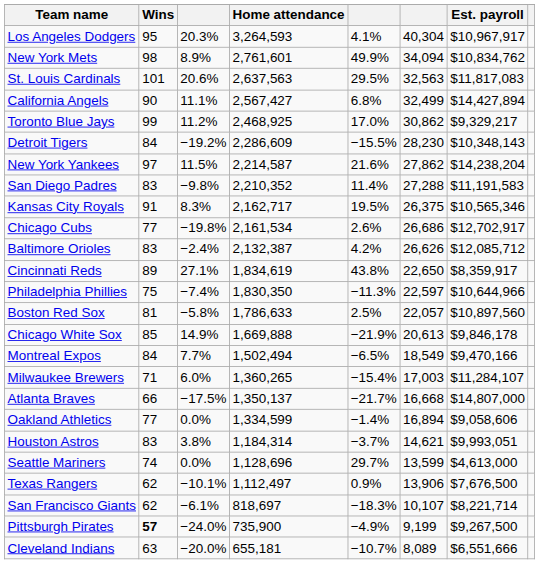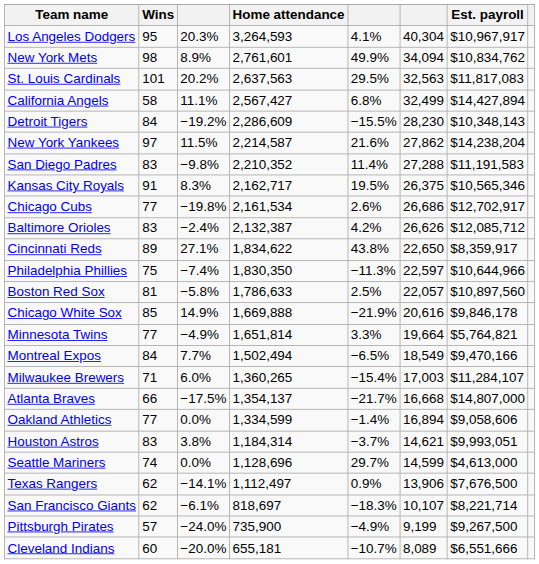(199, 79) 20.6% -> (199, 79) 20.2%
(150, 100) 90 -> (150, 100) 58
- row: (61, 121)
(262, 270) 1,834,619 -> (262, 249) 1,834,622
(423, 334) 20,613 -> (423, 313) 20,616
+ row: (57, 334)
(262, 398) 1,350,137 -> (262, 398) 1,354,137
(423, 462) 13,599 -> (423, 462) 14,599
(203, 484) −10.1% -> (203, 484) −14.1%
(150, 526) bold -> (150, 526) normal
(150, 548) 63 -> (150, 548) 60
